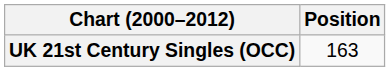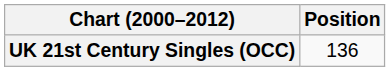(342, 50) 163 -> (342, 50) 136
